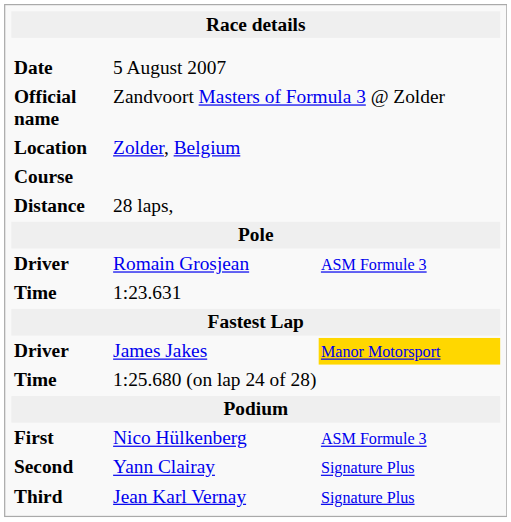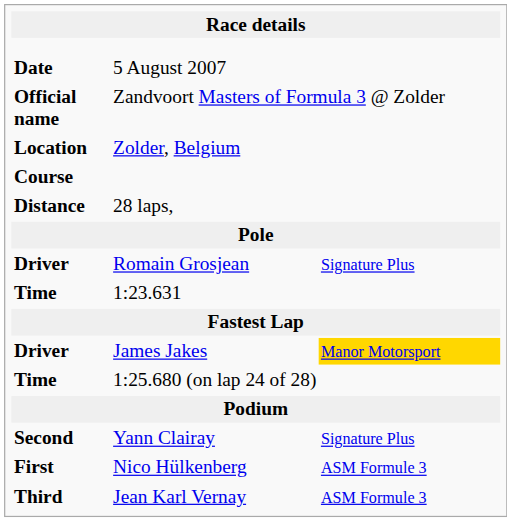(374, 265) ASM Formule 3 -> (368, 265) Signature Plus
rows swapped: (34, 438) <-> (44, 467)
(368, 497) Signature Plus -> (374, 497) ASM Formule 3
